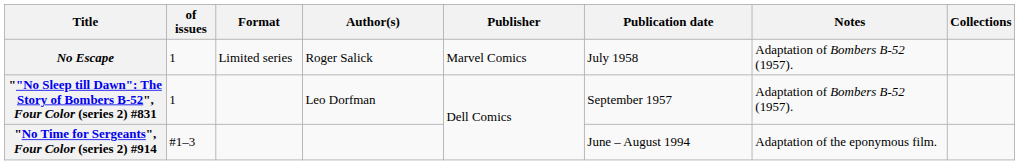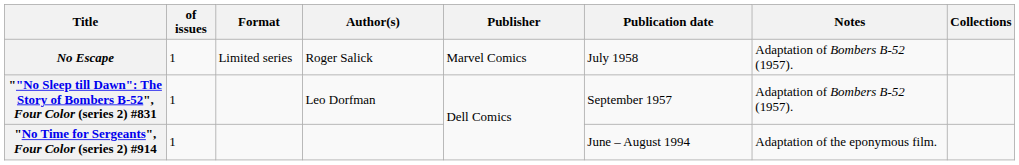(182, 142) #1–3 -> (173, 142) 1
